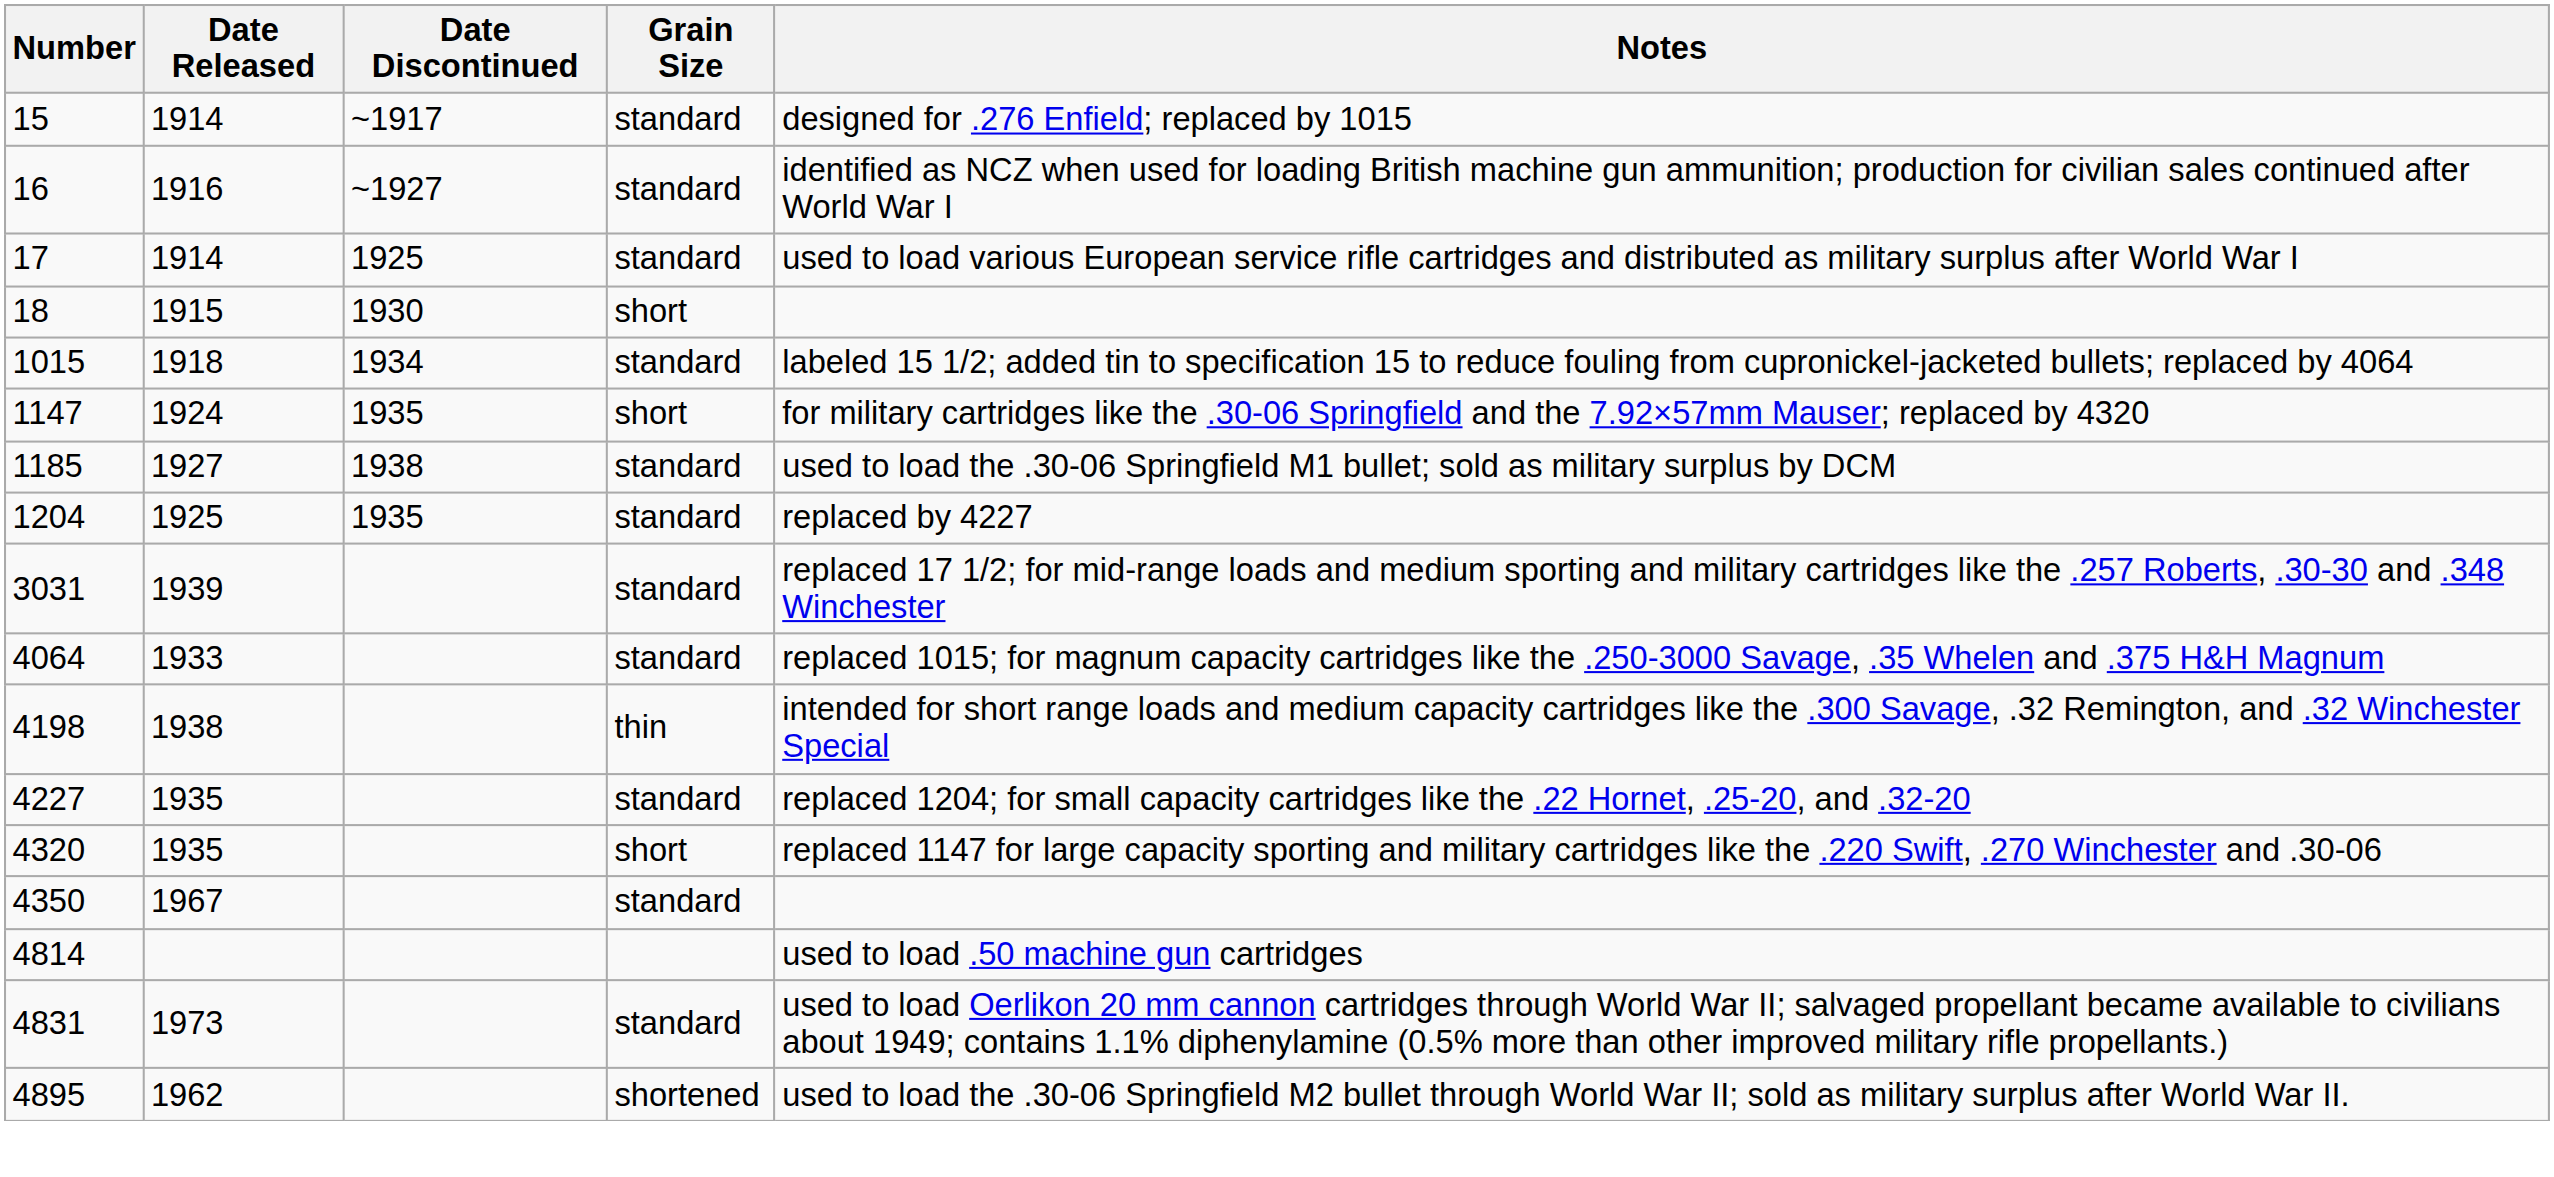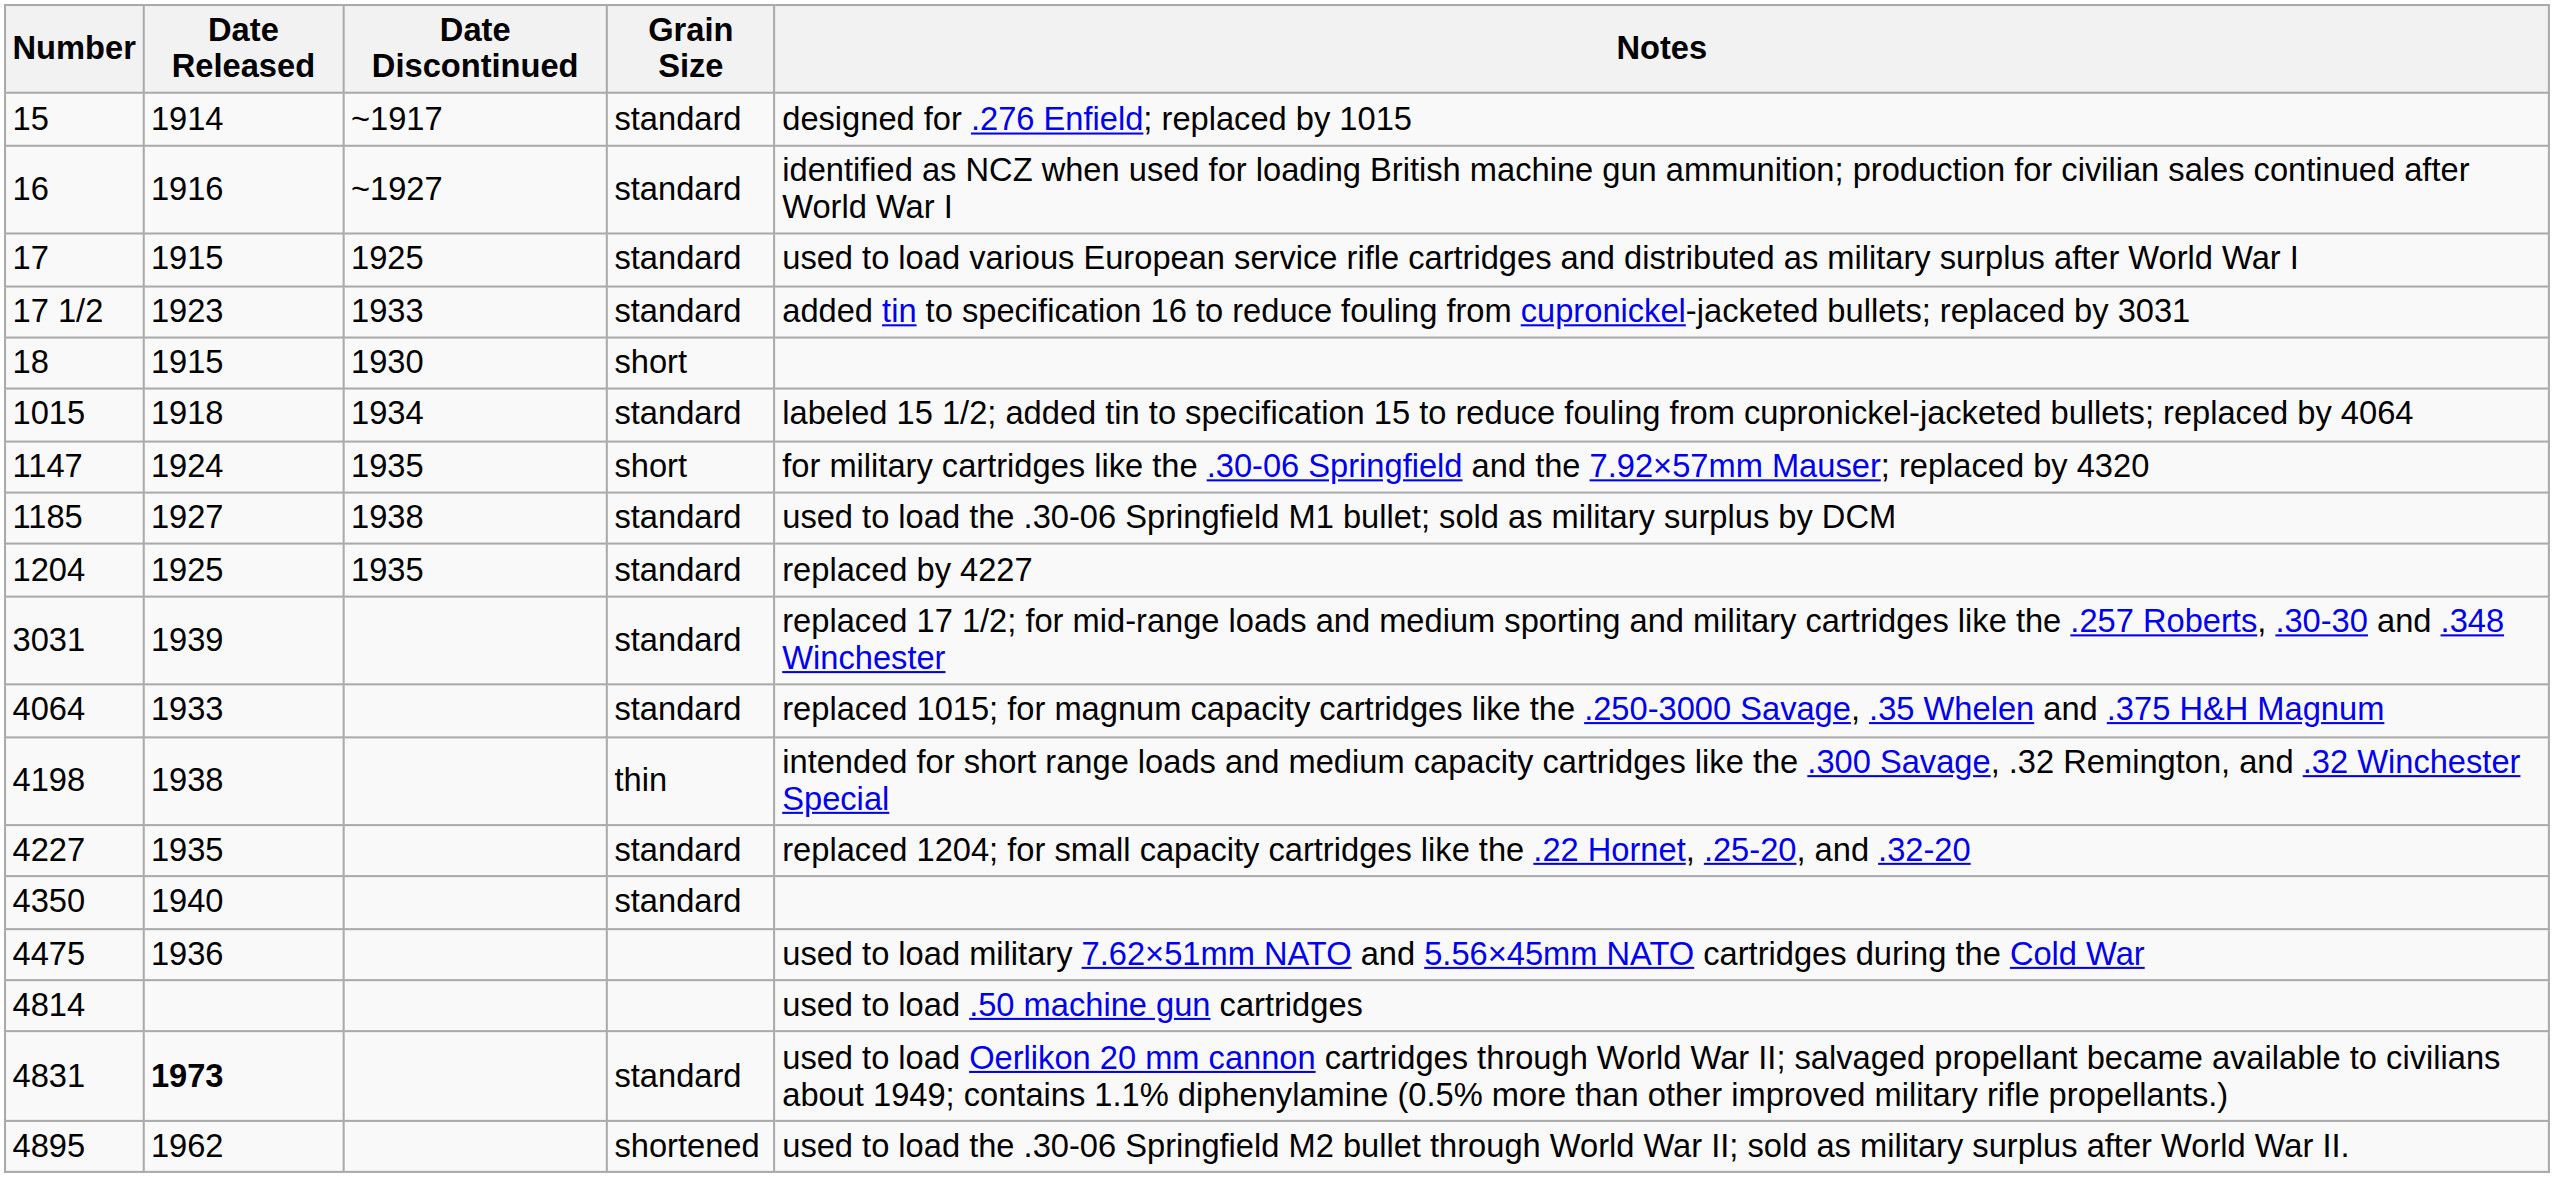(187, 259) 1914 -> (187, 259) 1915
+ row: (58, 310)
- row: (49, 850)
(187, 901) 1967 -> (187, 901) 1940
+ row: (49, 953)
(187, 1023) normal -> (187, 1075) bold
